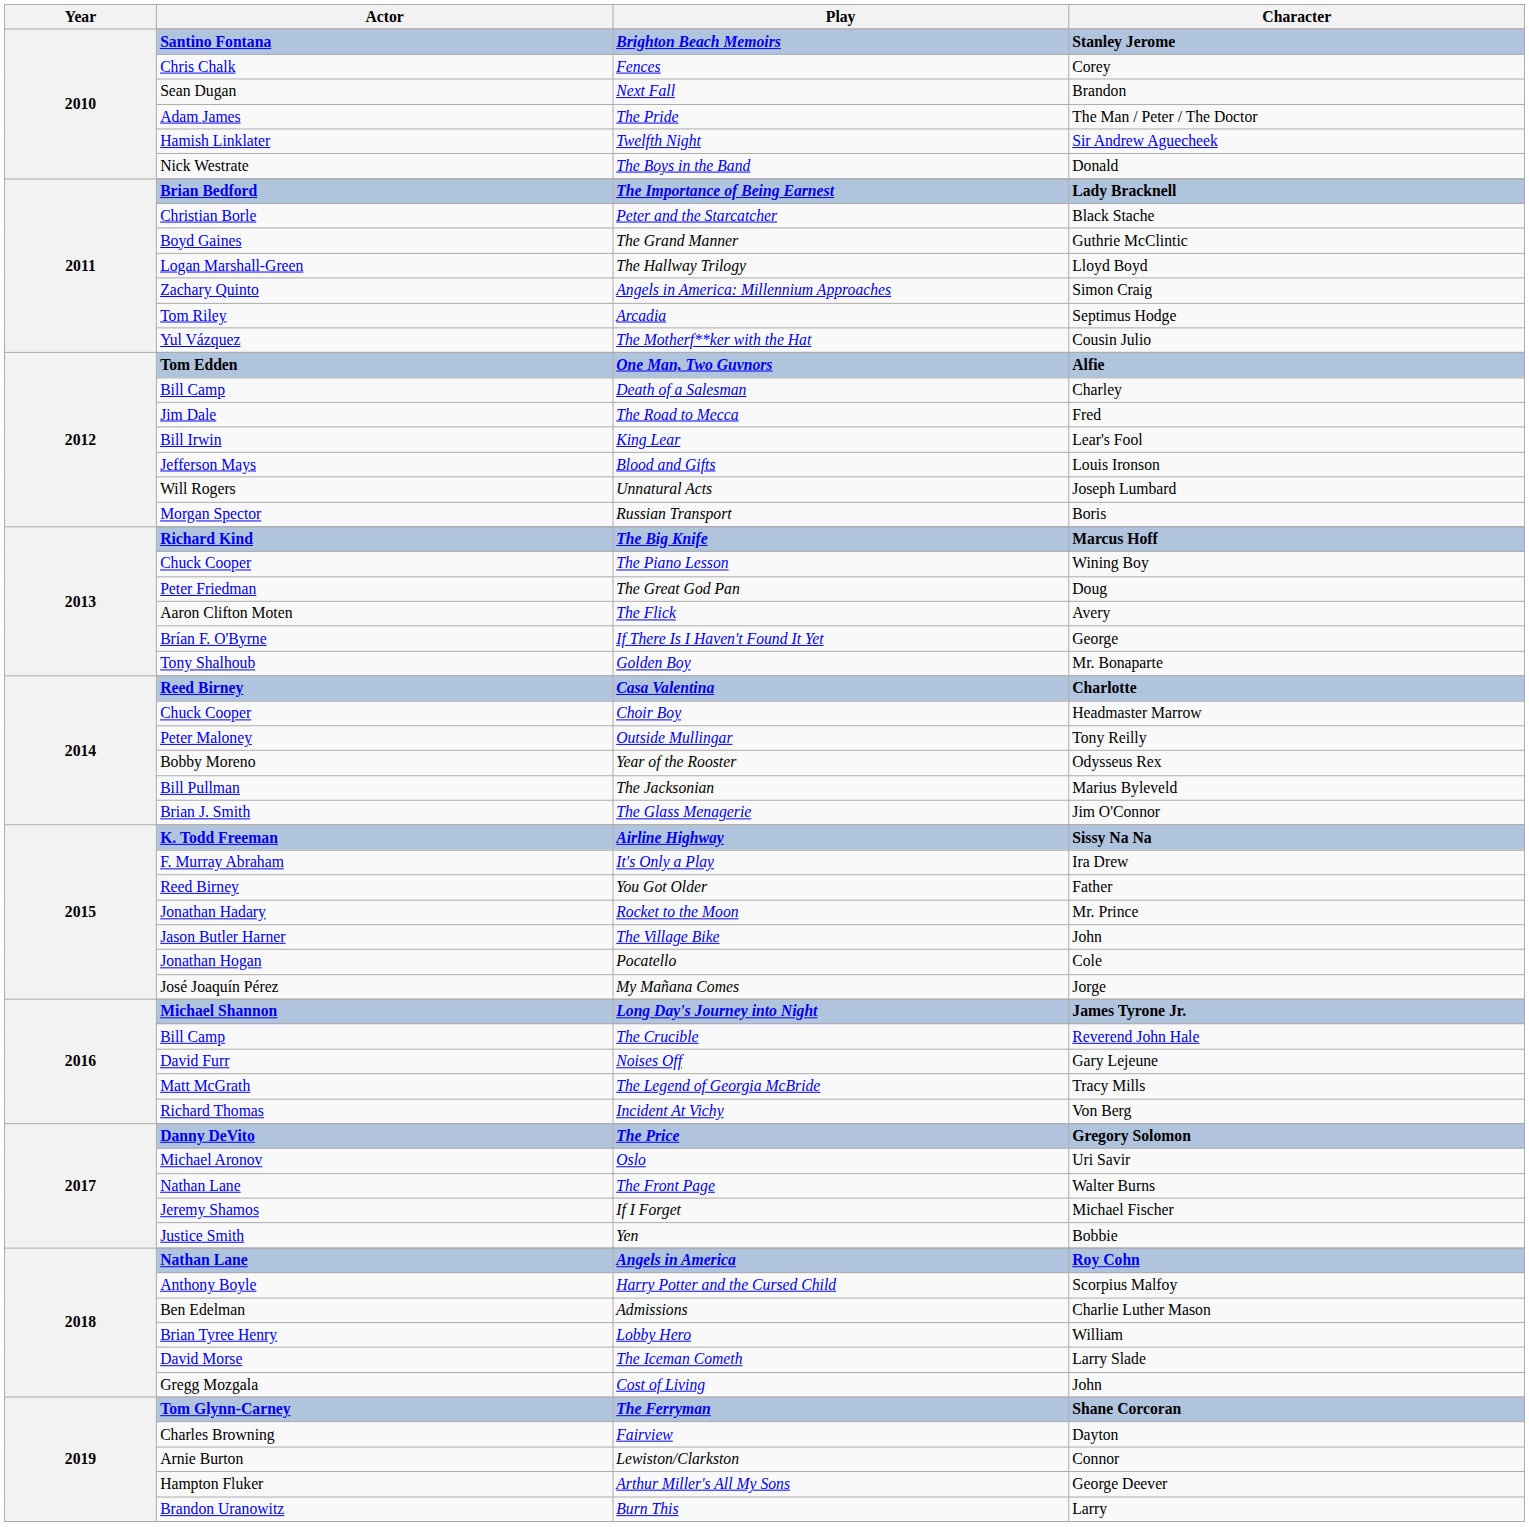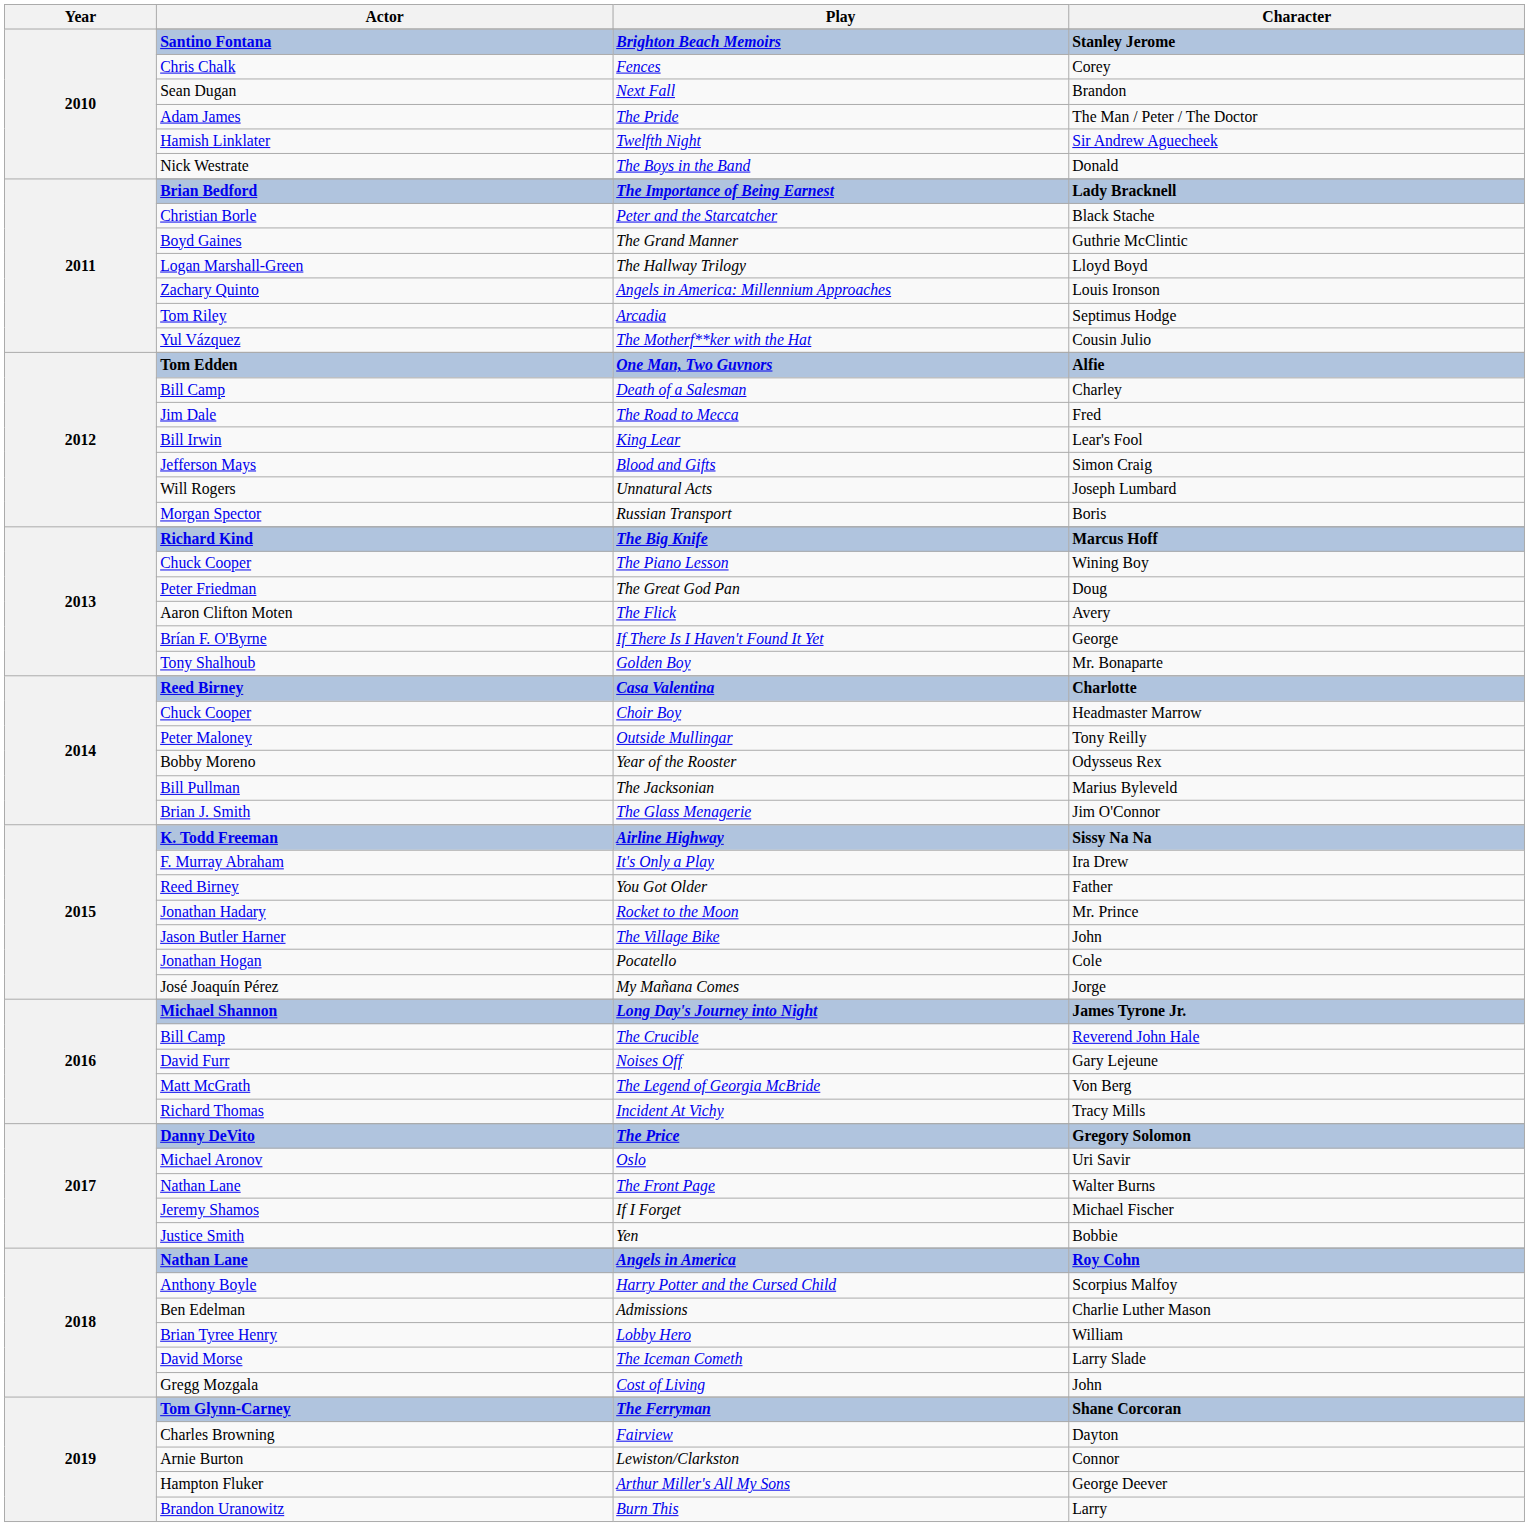(1112, 290) Simon Craig -> (1116, 290) Louis Ironson
(1116, 464) Louis Ironson -> (1112, 464) Simon Craig
(1109, 1086) Tracy Mills -> (1102, 1086) Von Berg
(1102, 1111) Von Berg -> (1109, 1111) Tracy Mills
